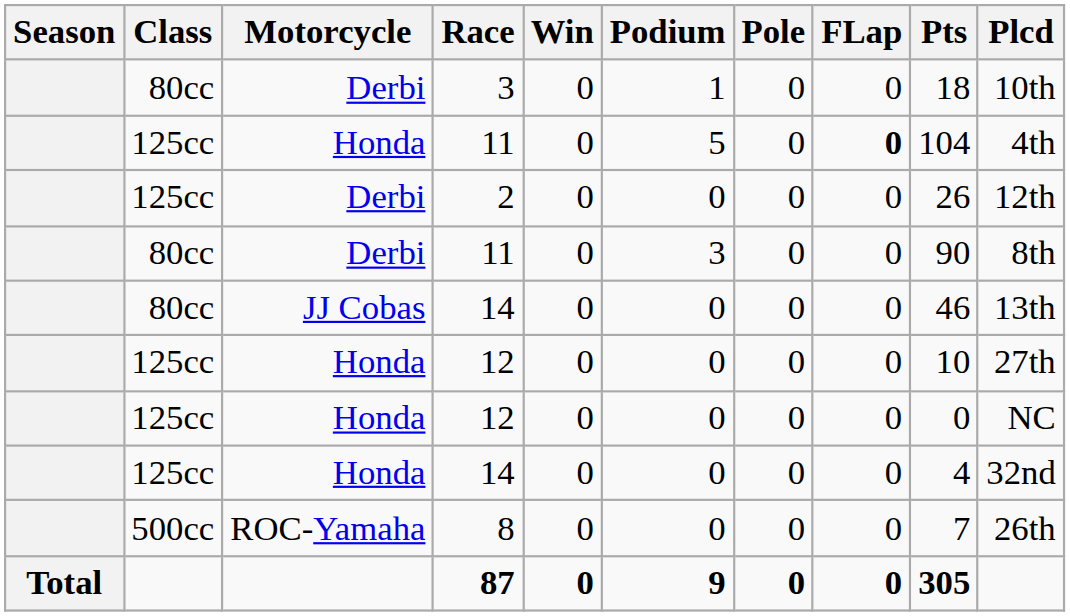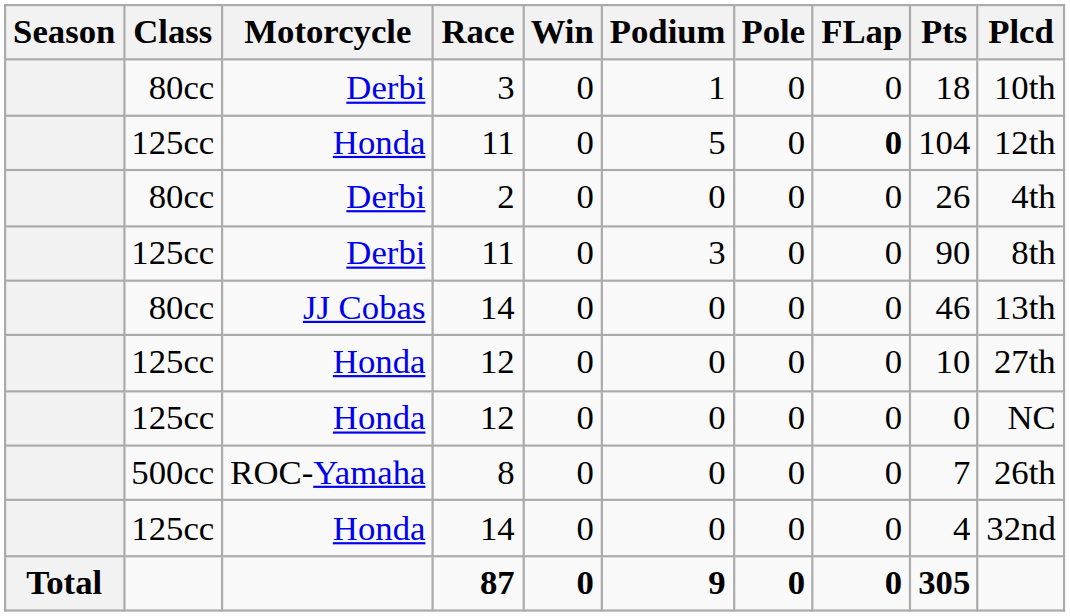(1034, 142) 4th -> (1025, 142) 12th
(173, 197) 125cc -> (181, 197) 80cc
(1025, 197) 12th -> (1034, 197) 4th
(181, 252) 80cc -> (173, 252) 125cc
rows swapped: (379, 472) <-> (328, 527)
